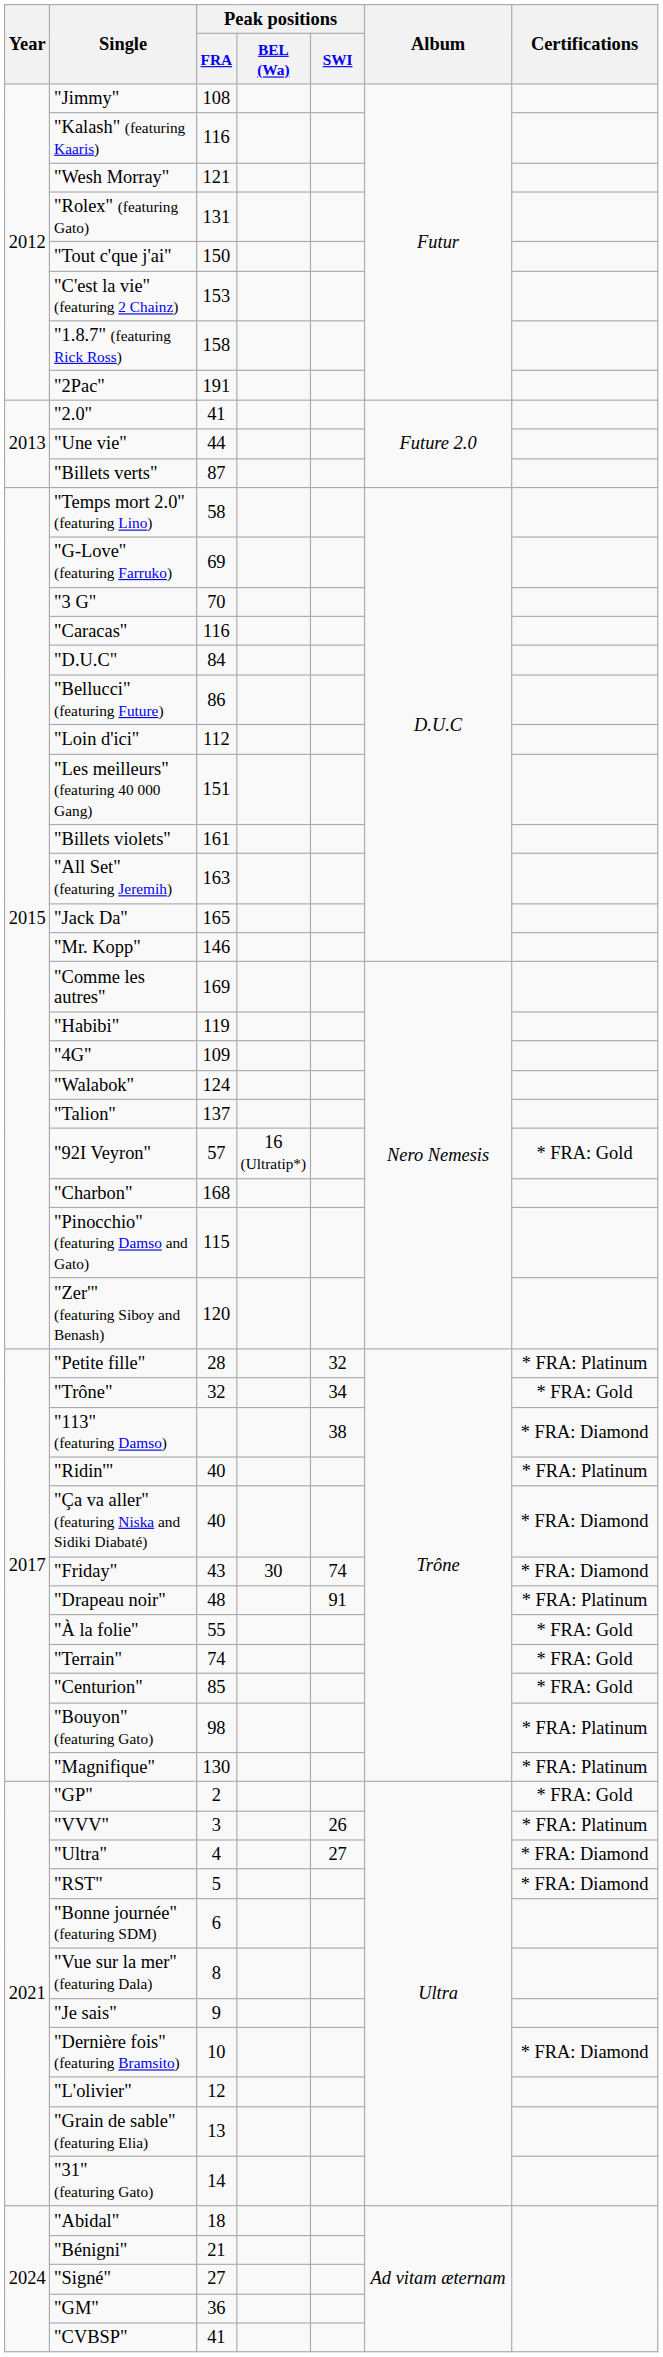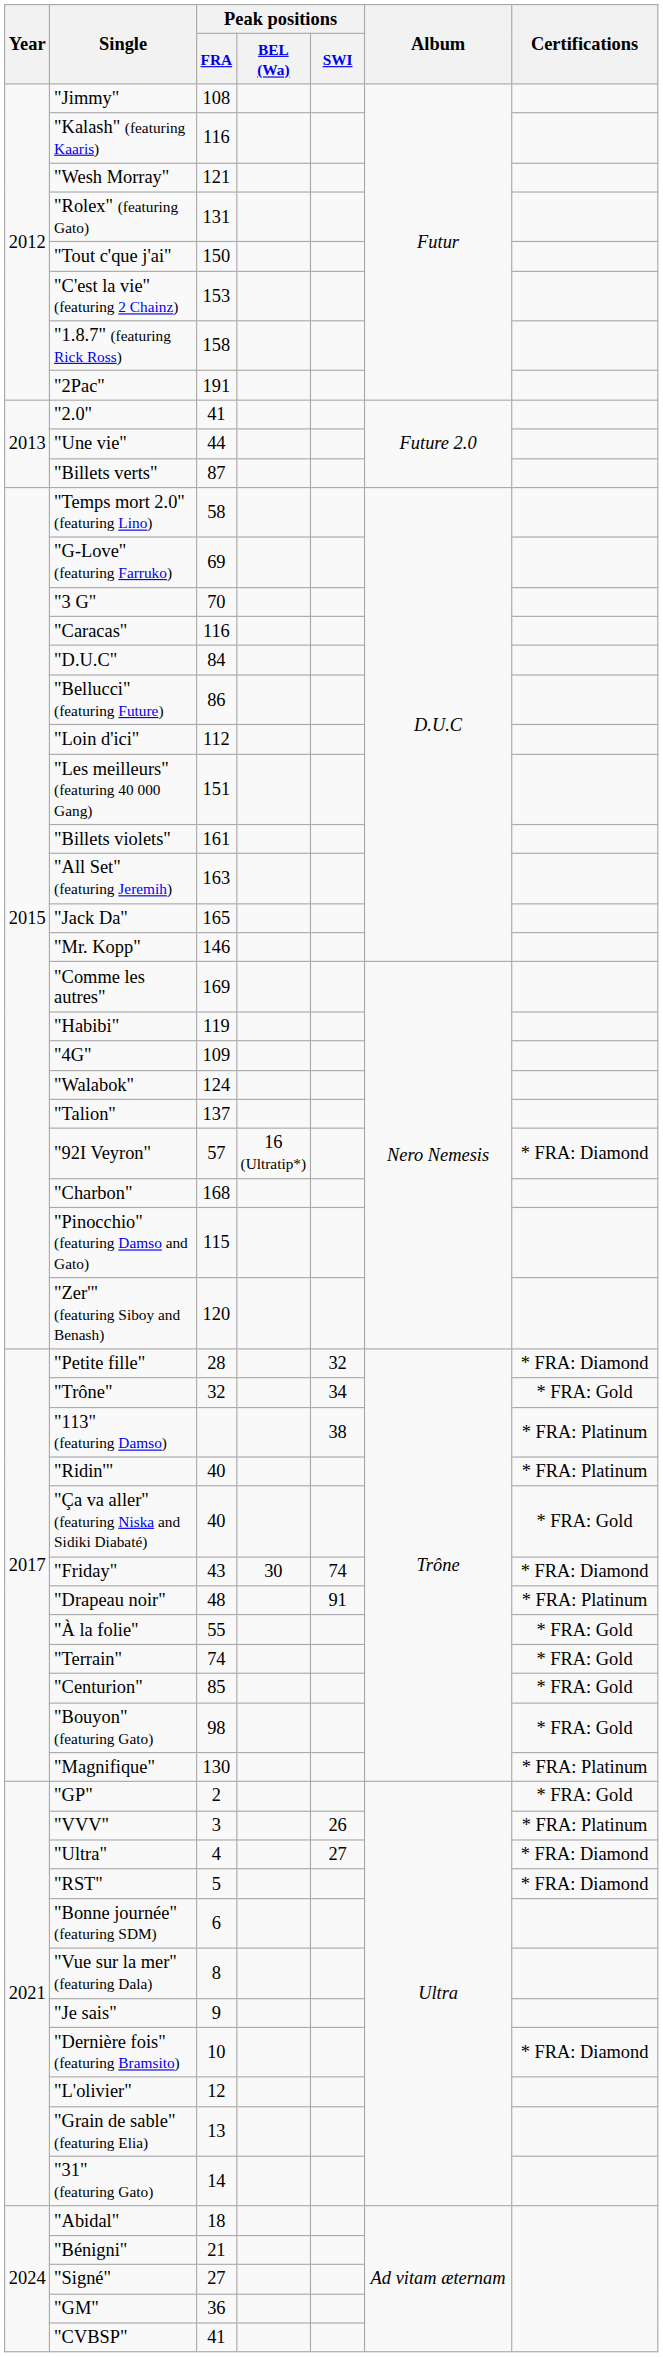(585, 1153) * FRA: Gold -> (585, 1153) * FRA: Diamond
(585, 1363) * FRA: Platinum -> (585, 1363) * FRA: Diamond
(585, 1431) * FRA: Diamond -> (585, 1431) * FRA: Platinum
(585, 1521) * FRA: Diamond -> (585, 1521) * FRA: Gold
(585, 1727) * FRA: Platinum -> (585, 1727) * FRA: Gold
